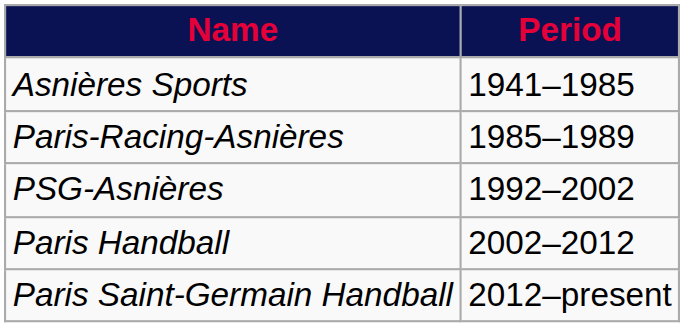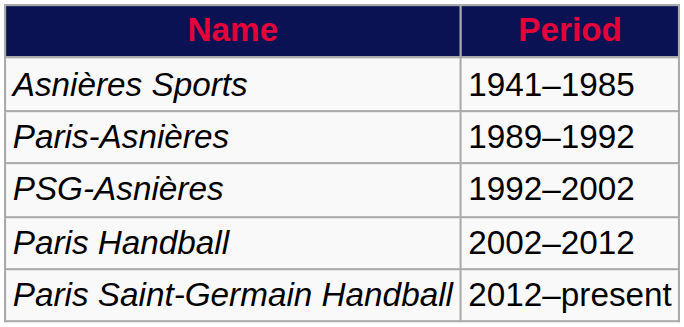- row: (178, 136)
+ row: (121, 136)
